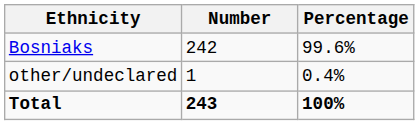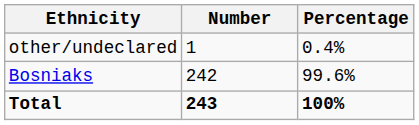rows swapped: (51, 48) <-> (93, 76)
